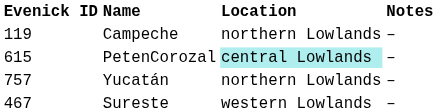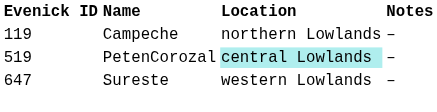(18, 58) 615 -> (18, 58) 519
- row: (136, 81)
(18, 104) 467 -> (18, 81) 647
